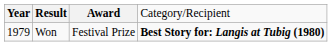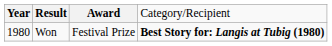(19, 31) 1979 -> (19, 31) 1980
